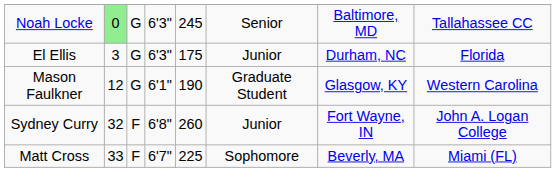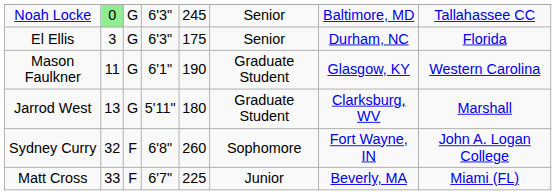(262, 54) Junior -> (264, 38) Senior
(116, 85) 12 -> (112, 69) 11
+ row: (53, 108)
(262, 124) Junior -> (264, 147) Sophomore
(262, 155) Sophomore -> (264, 178) Junior
